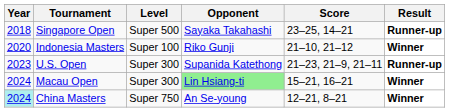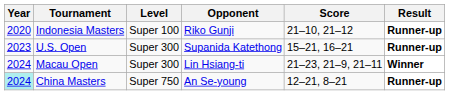- row: (75, 30)
(406, 47) Winner -> (415, 30) Runner-up
(335, 64) 21–23, 21–9, 21–11 -> (320, 47) 15–21, 16–21
(214, 82) lightgreen background -> (214, 64) no background
(320, 82) 15–21, 16–21 -> (335, 64) 21–23, 21–9, 21–11
(406, 99) Winner -> (415, 82) Runner-up
